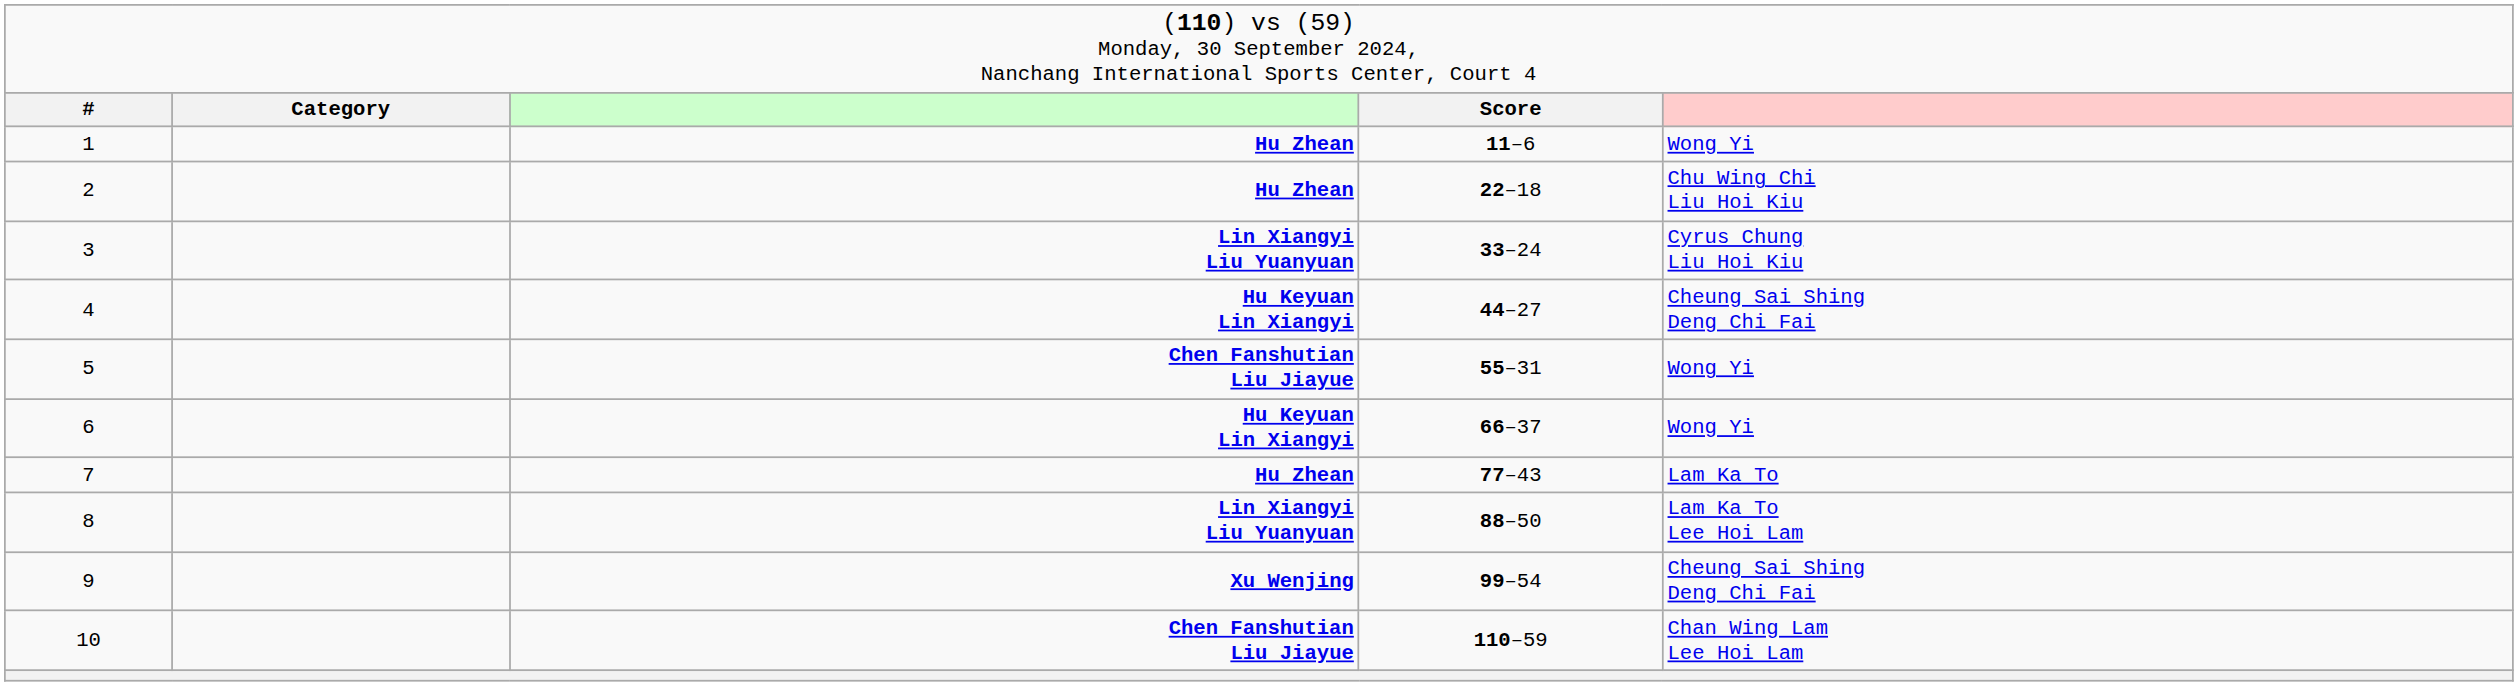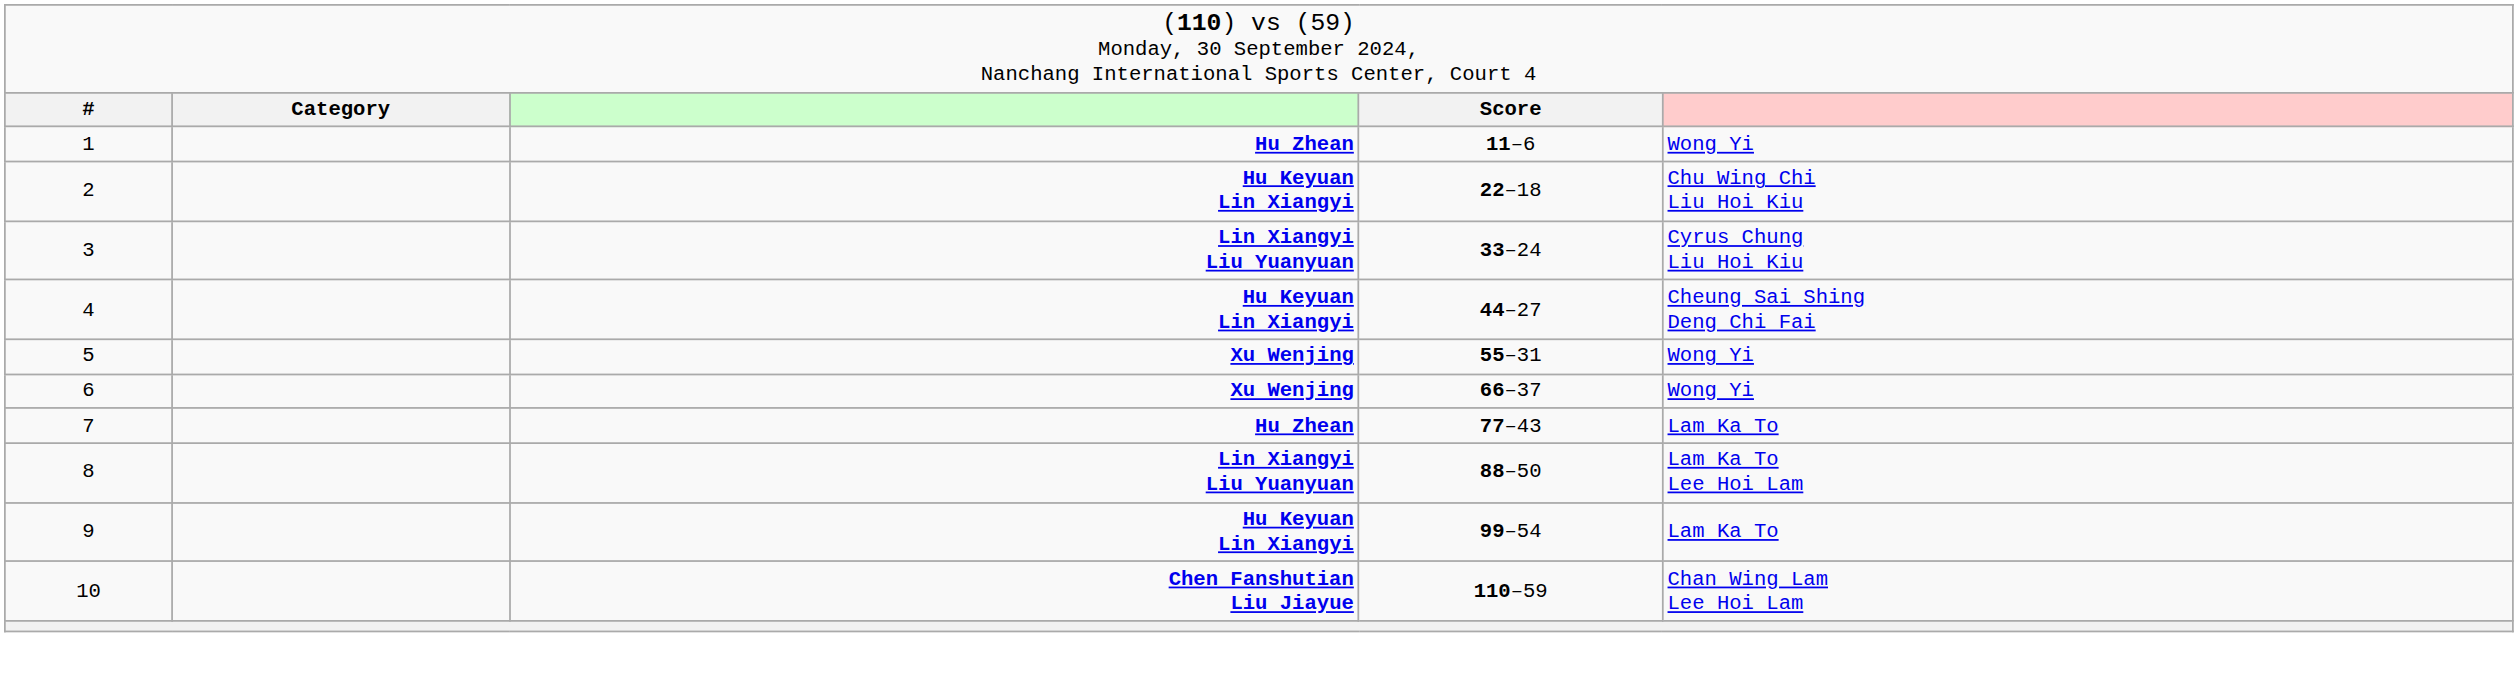(1304, 191) Hu Zhean -> (1286, 191) Hu Keyuan Lin Xiangyi
(1261, 368) Chen Fanshutian Liu Jiayue -> (1292, 356) Xu Wenjing
(1286, 428) Hu Keyuan Lin Xiangyi -> (1292, 391) Xu Wenjing
(1292, 581) Xu Wenjing -> (1286, 531) Hu Keyuan Lin Xiangyi
(1766, 581) Cheung Sai Shing Deng Chi Fai -> (1723, 531) Lam Ka To
